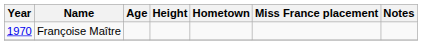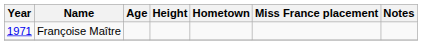(19, 31) 1970 -> (19, 31) 1971
